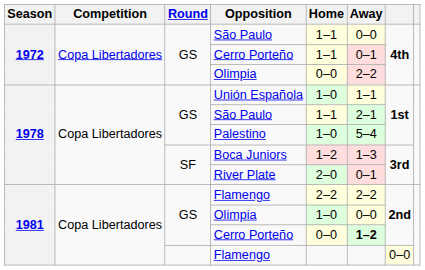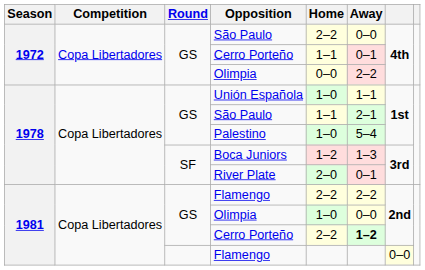(326, 34) 1–1 -> (326, 34) 2–2
(326, 235) 0–0 -> (326, 235) 2–2
